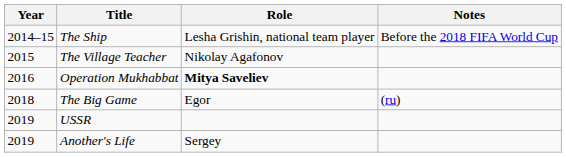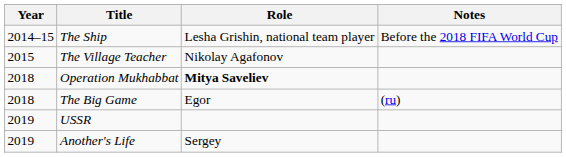(21, 78) 2016 -> (21, 78) 2018
